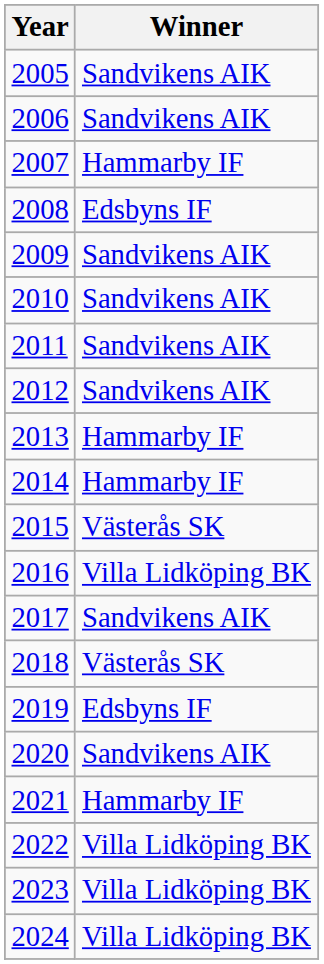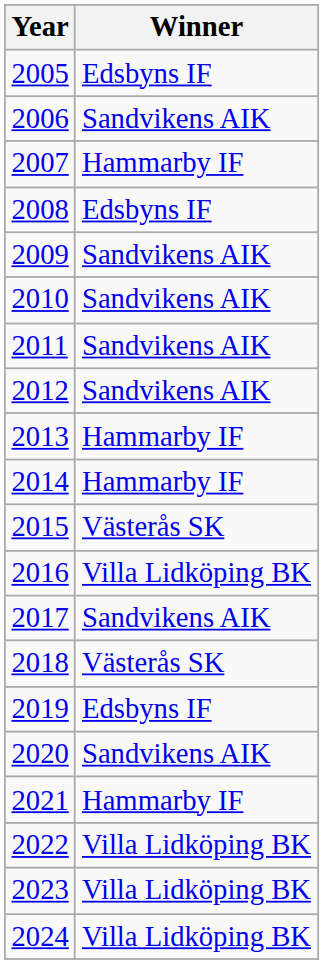(176, 72) Sandvikens AIK -> (147, 72) Edsbyns IF
